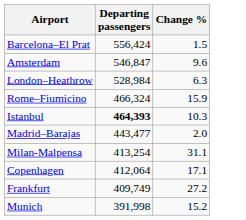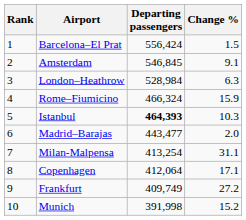+ column: (20, 19)
(132, 62) 546,847 -> (164, 62) 546,845
(200, 62) 9.6 -> (232, 62) 9.1
